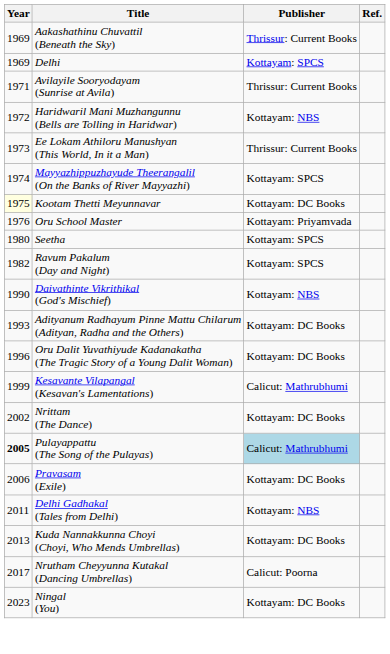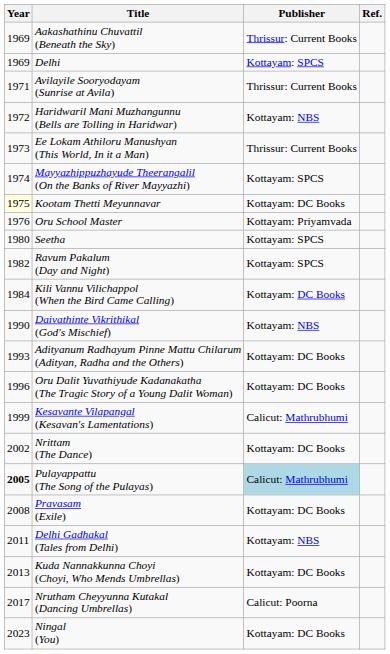+ row: (104, 294)
(18, 479) 2006 -> (18, 510) 2008
